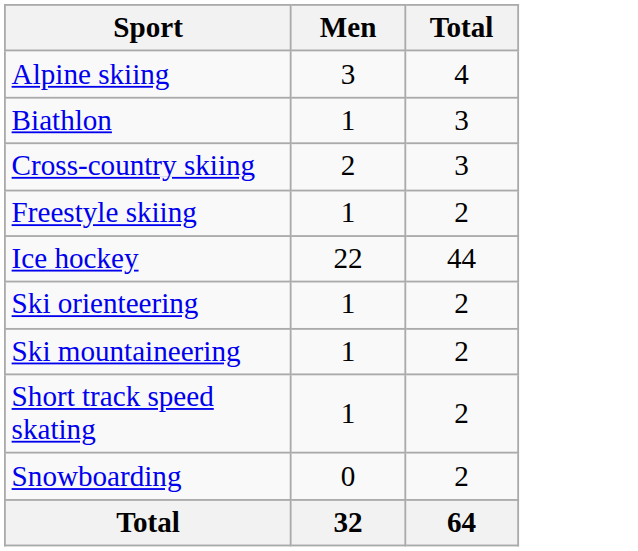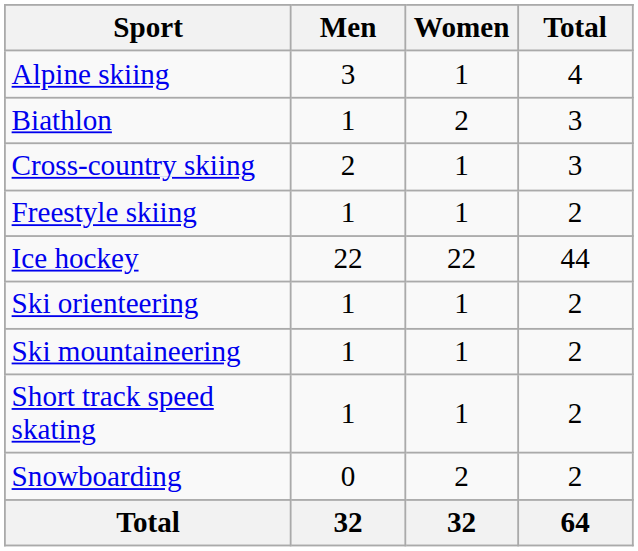+ column: (462, 27)
